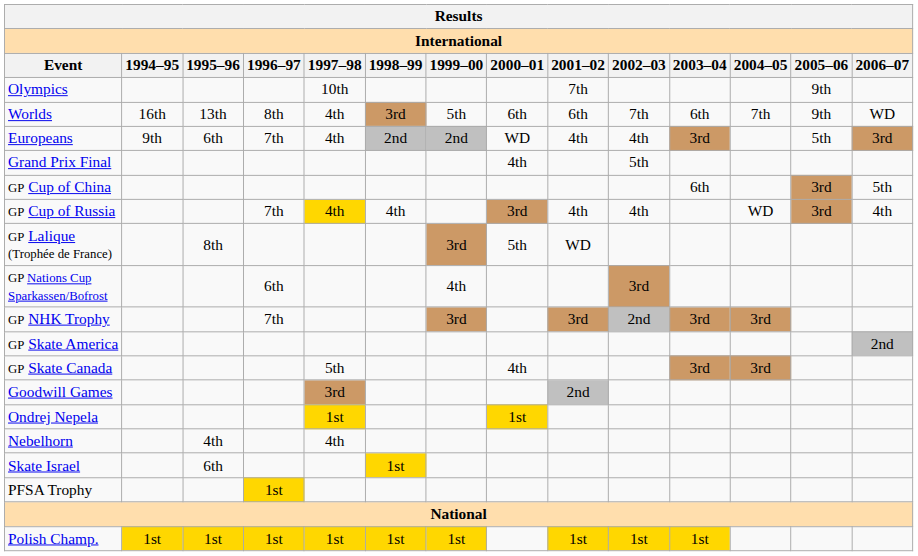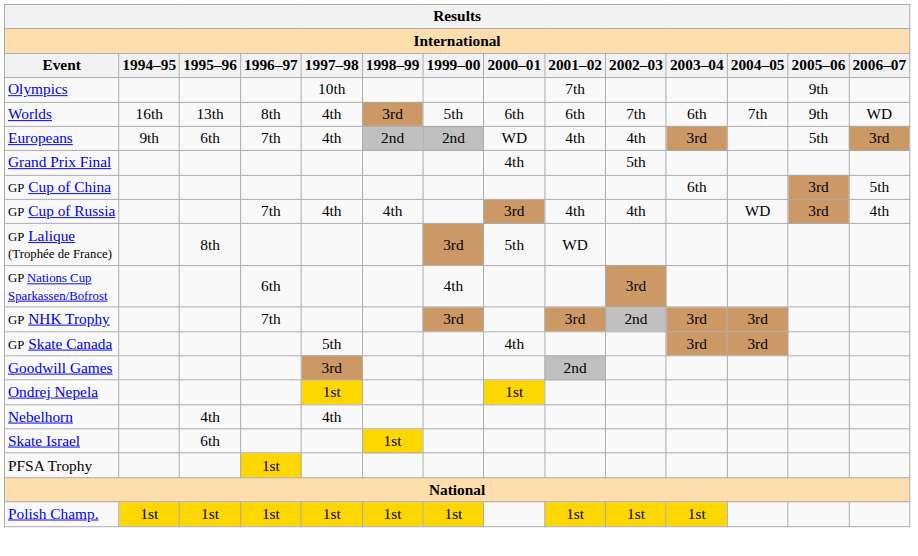(335, 211) gold background -> (332, 211) no background
- row: (63, 343)
